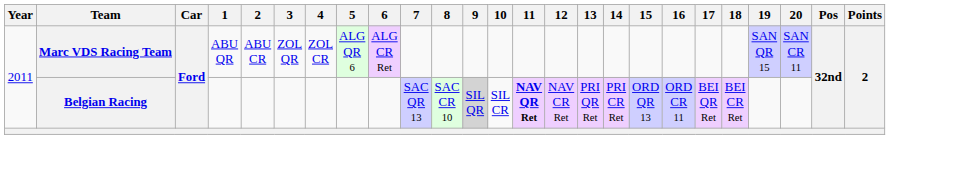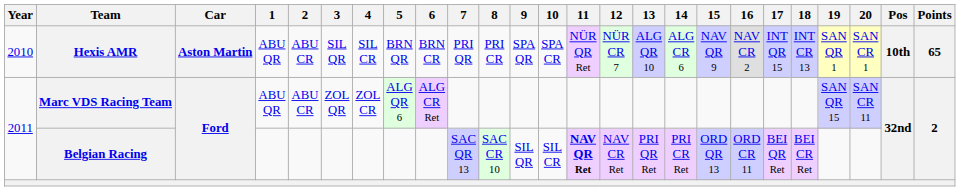+ row: (106, 51)
(475, 103) lightgrey background -> (524, 154) no background
